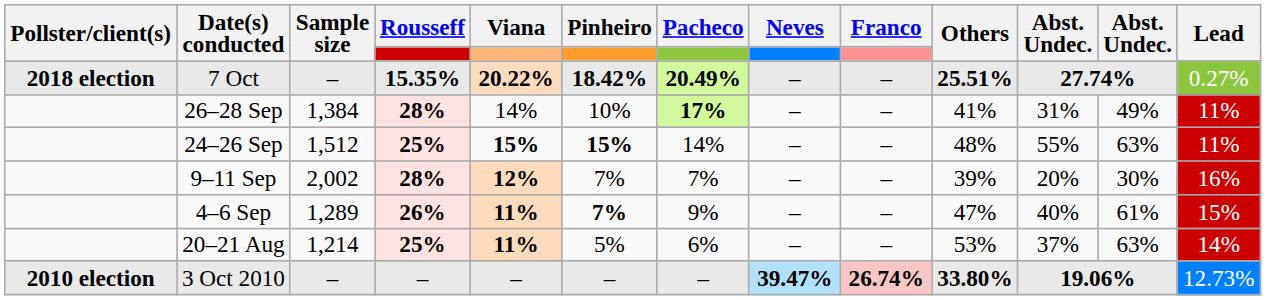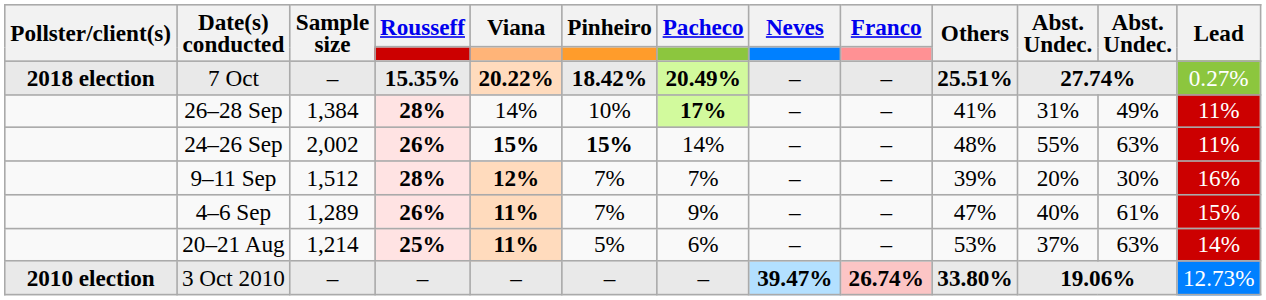(332, 145) 1,512 -> (332, 145) 2,002
(422, 145) 25% -> (422, 145) 26%
(332, 178) 2,002 -> (332, 178) 1,512
(609, 211) bold -> (609, 211) normal
